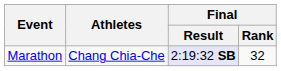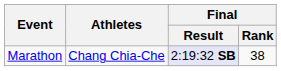(258, 56) 32 -> (258, 56) 38
